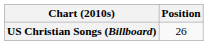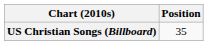(181, 31) 26 -> (181, 31) 35
